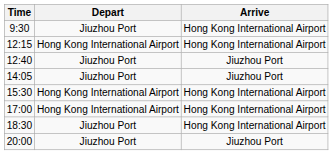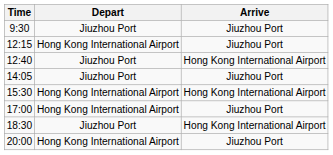(255, 29) Hong Kong International Airport -> (255, 29) Jiuzhou Port
(255, 45) Hong Kong International Airport -> (255, 45) Jiuzhou Port
(255, 61) Jiuzhou Port -> (255, 61) Hong Kong International Airport
(255, 109) Hong Kong International Airport -> (255, 109) Jiuzhou Port
(108, 142) Jiuzhou Port -> (108, 142) Hong Kong International Airport
